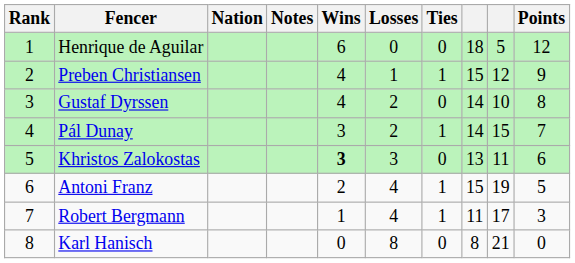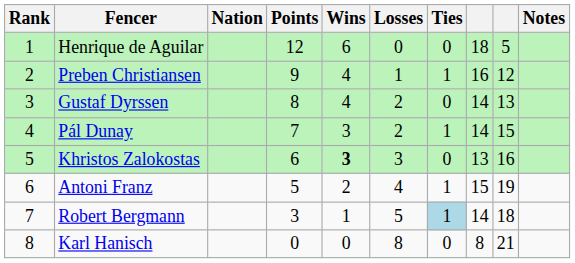columns swapped: (541, 18) <-> (292, 18)
(475, 74) 15 -> (480, 74) 16
(501, 103) 10 -> (506, 103) 13
(501, 159) 11 -> (506, 159) 16
(394, 215) 4 -> (399, 215) 5
(442, 215) no background -> (447, 215) lightblue background
(475, 215) 11 -> (480, 215) 14
(501, 215) 17 -> (506, 215) 18
